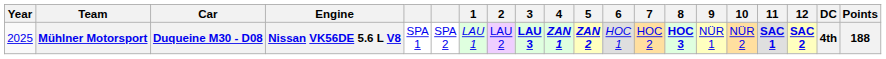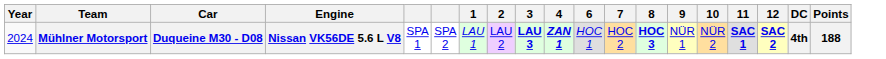- column: (588, 13)
(20, 38) 2025 -> (20, 38) 2024
